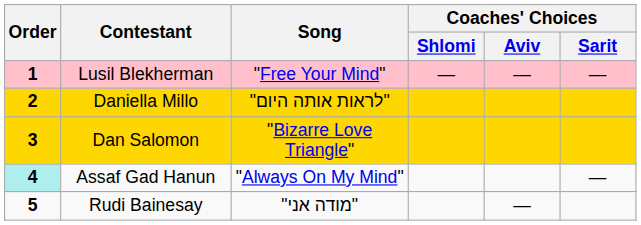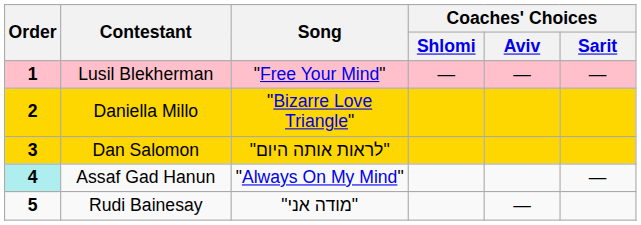(320, 102) "לראות אותה היום" -> (320, 112) "Bizarre Love Triangle"
(320, 140) "Bizarre Love Triangle" -> (320, 149) "לראות אותה היום"
